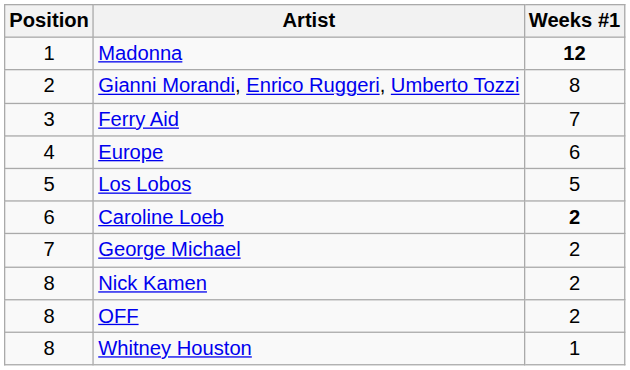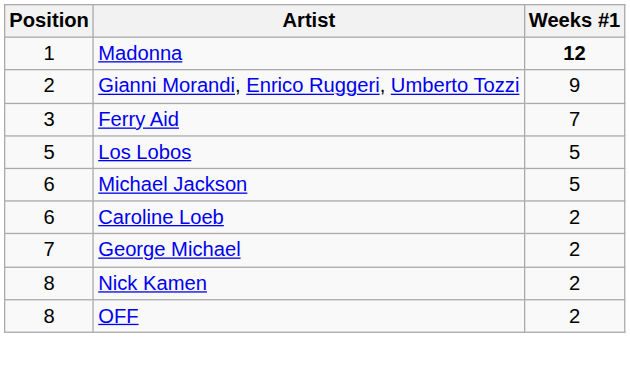(575, 85) 8 -> (575, 85) 9
- row: (131, 151)
+ row: (173, 184)
(575, 216) bold -> (575, 216) normal
- row: (175, 347)
